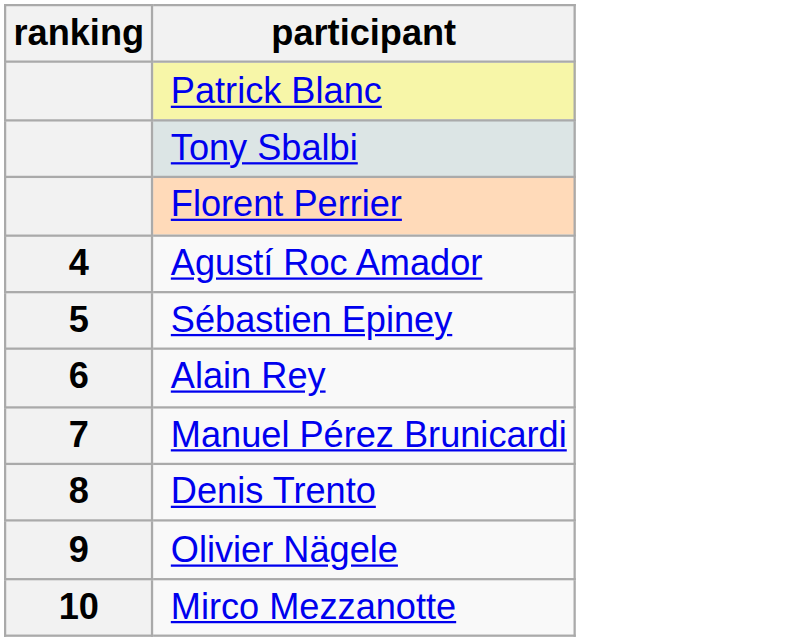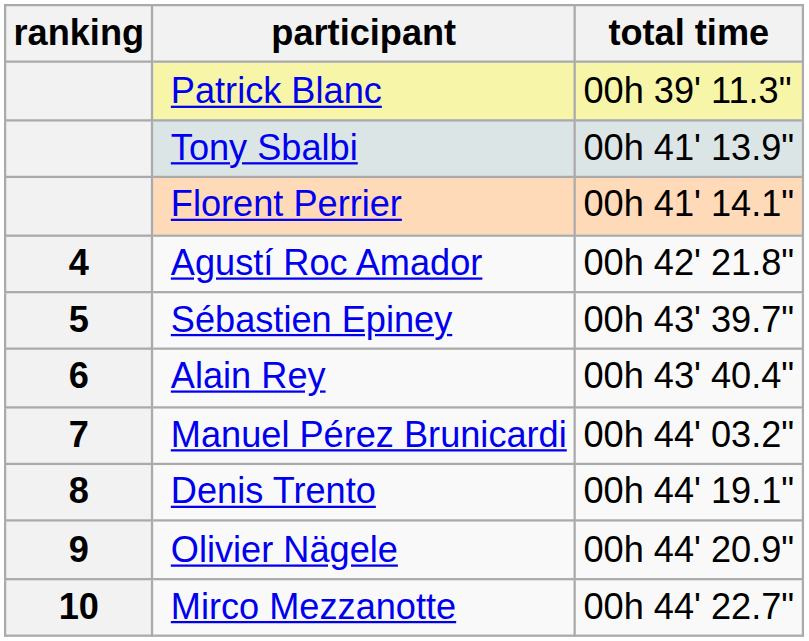+ column: (689, 33)
